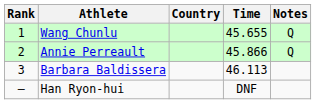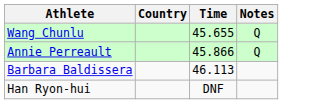- column: (21, 14)
